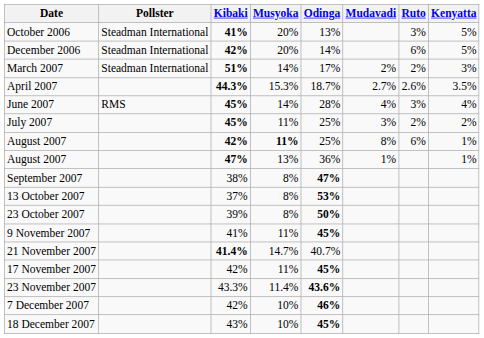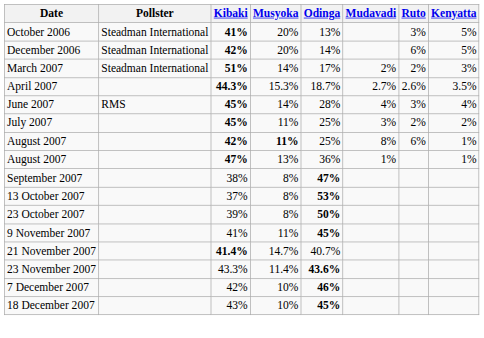- row: (51, 269)
